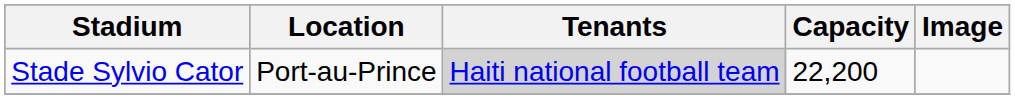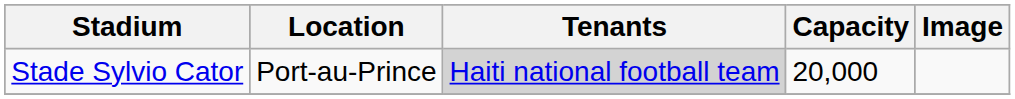(835, 71) 22,200 -> (835, 71) 20,000
